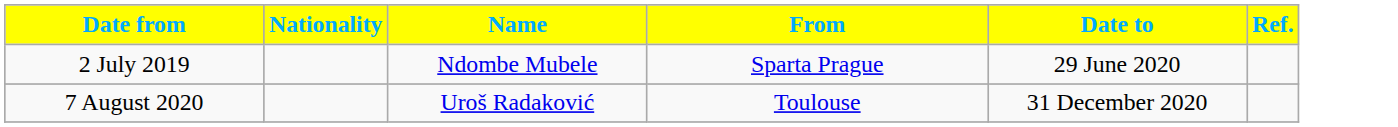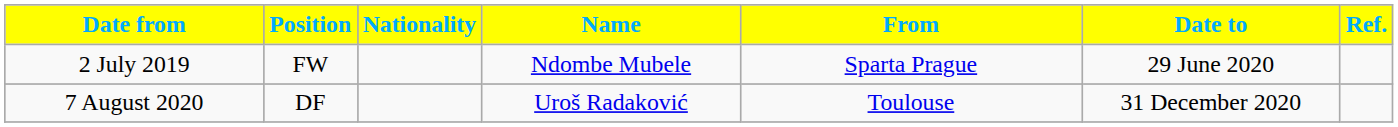+ column: (310, 24)
